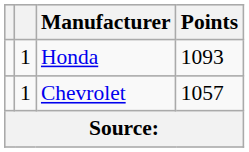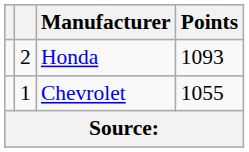(25, 57) 1 -> (25, 57) 2
(202, 92) 1057 -> (202, 92) 1055
